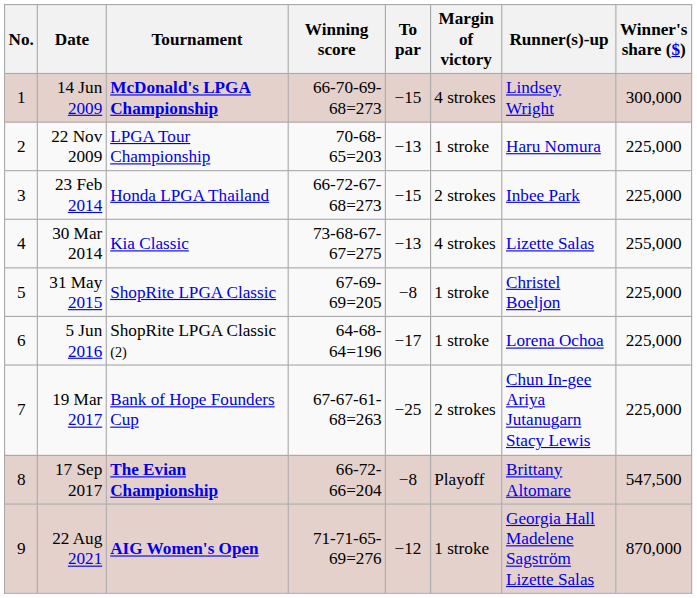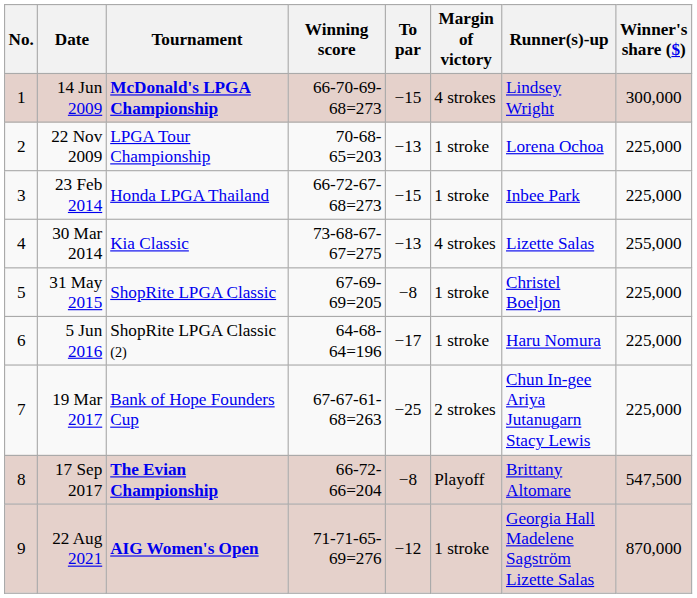(553, 146) Haru Nomura -> (555, 146) Lorena Ochoa
(465, 195) 2 strokes -> (462, 195) 1 stroke
(555, 341) Lorena Ochoa -> (553, 341) Haru Nomura
